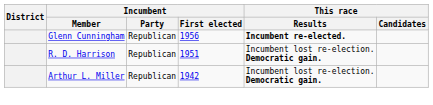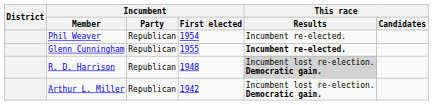+ row: (74, 37)
(189, 37) 1956 -> (189, 50) 1955
(189, 54) 1951 -> (189, 67) 1948
(310, 54) no background -> (310, 67) lightgrey background
